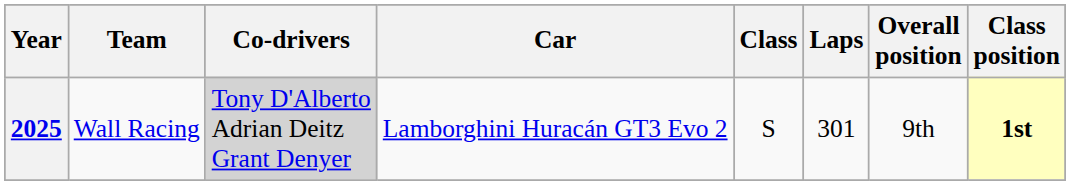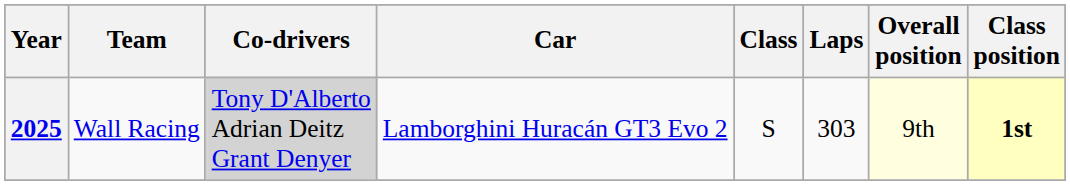(836, 128) 301 -> (836, 128) 303
(918, 128) no background -> (918, 128) lightyellow background
